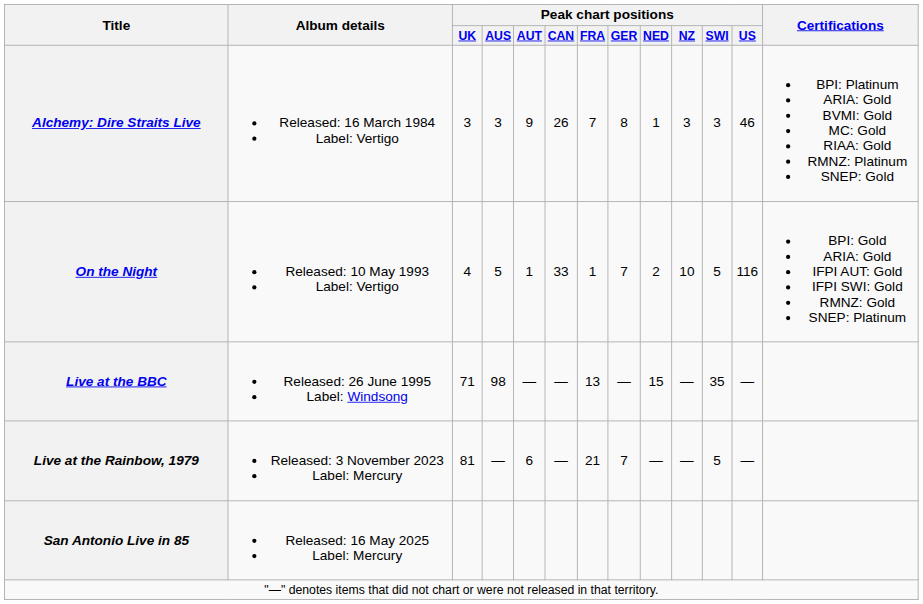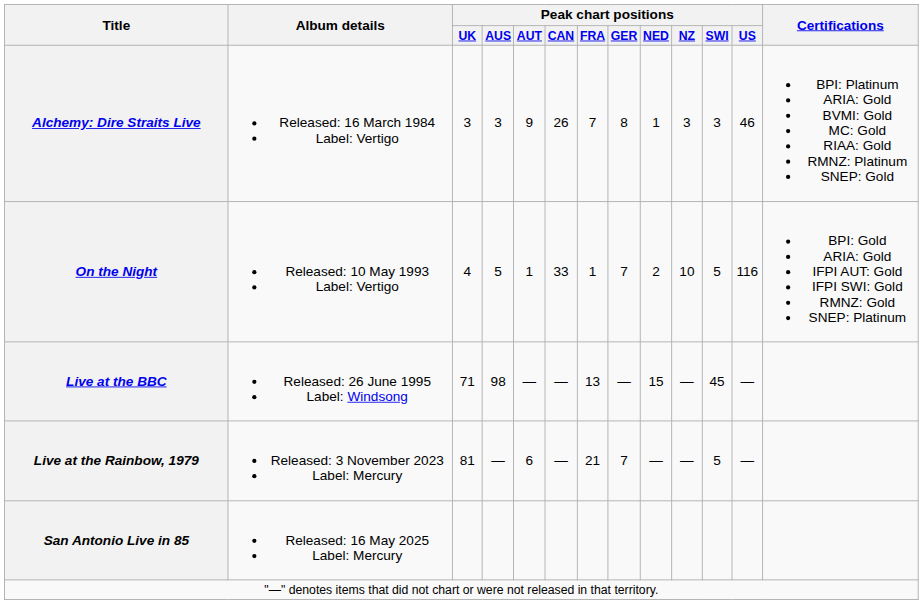(717, 381) 35 -> (717, 381) 45
